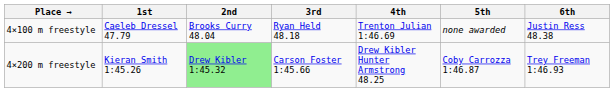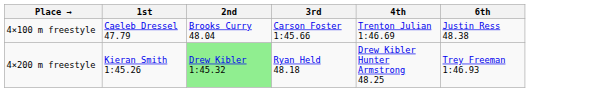- column: (483, 11)
(297, 31) Ryan Held 48.18 -> (308, 31) Carson Foster 1:45.66
(308, 65) Carson Foster 1:45.66 -> (297, 65) Ryan Held 48.18
